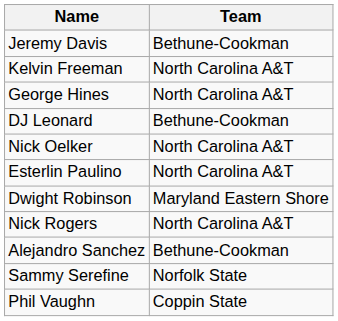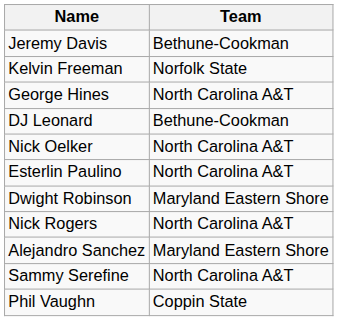(223, 69) North Carolina A&T -> (200, 69) Norfolk State
(221, 250) Bethune-Cookman -> (241, 250) Maryland Eastern Shore
(200, 276) Norfolk State -> (223, 276) North Carolina A&T
